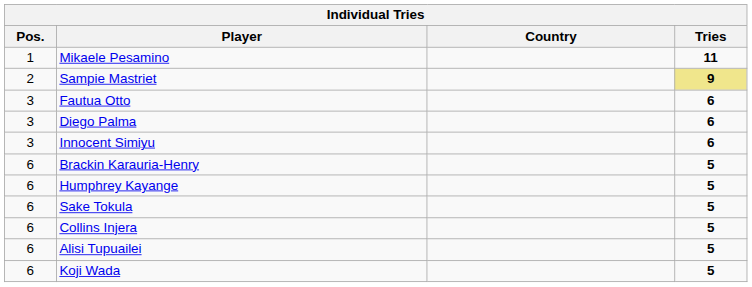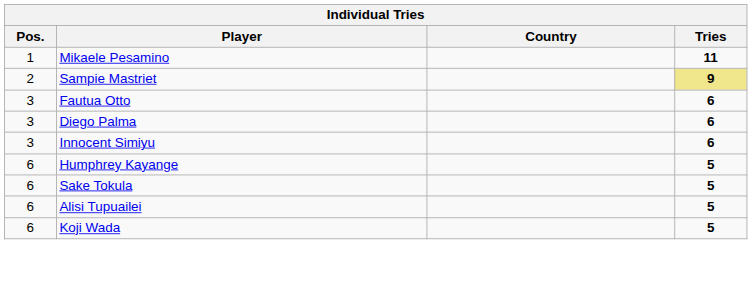- row: (129, 164)
- row: (98, 228)
